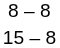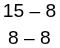rows swapped: (29, 11) <-> (29, 37)
